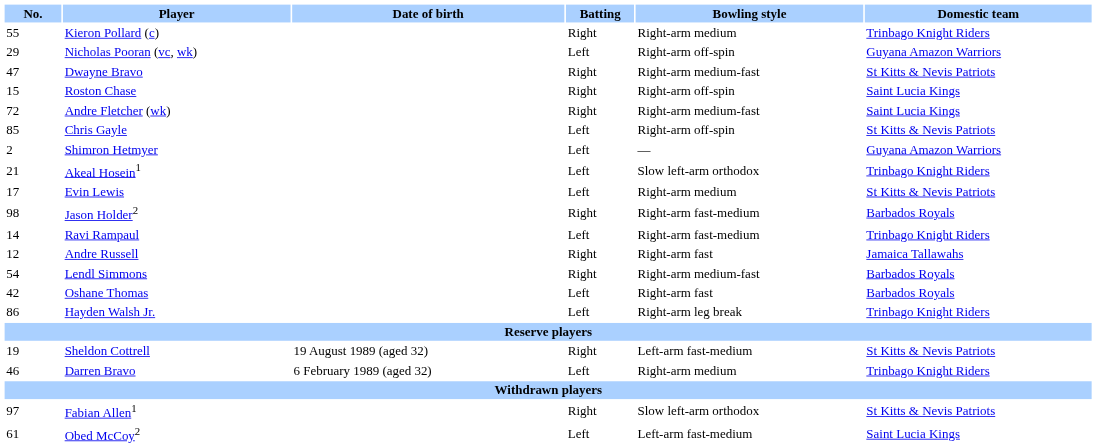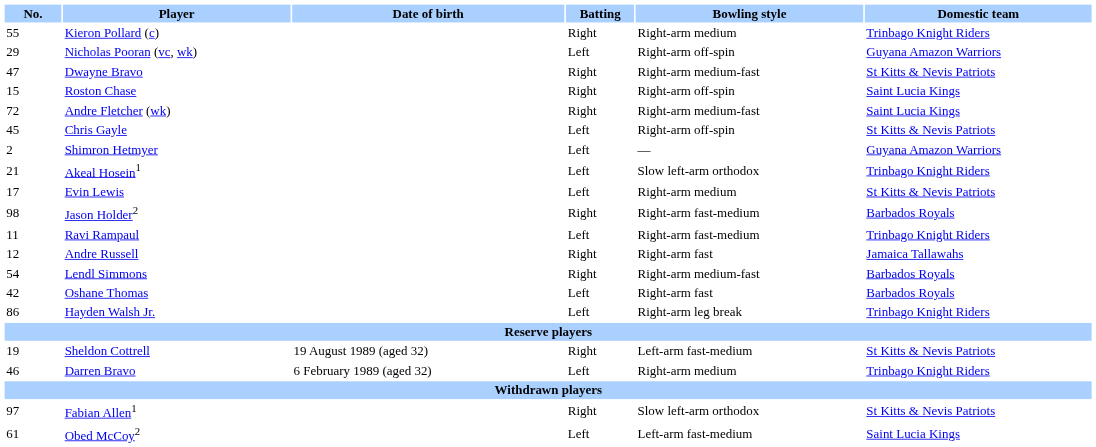(13, 130) 85 -> (13, 130) 45
(13, 234) 14 -> (12, 234) 11
